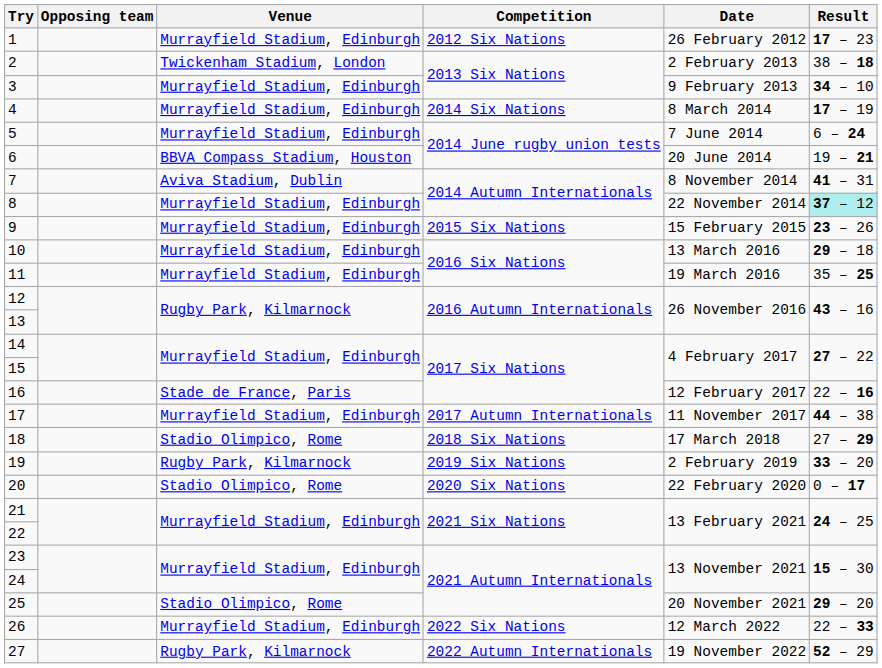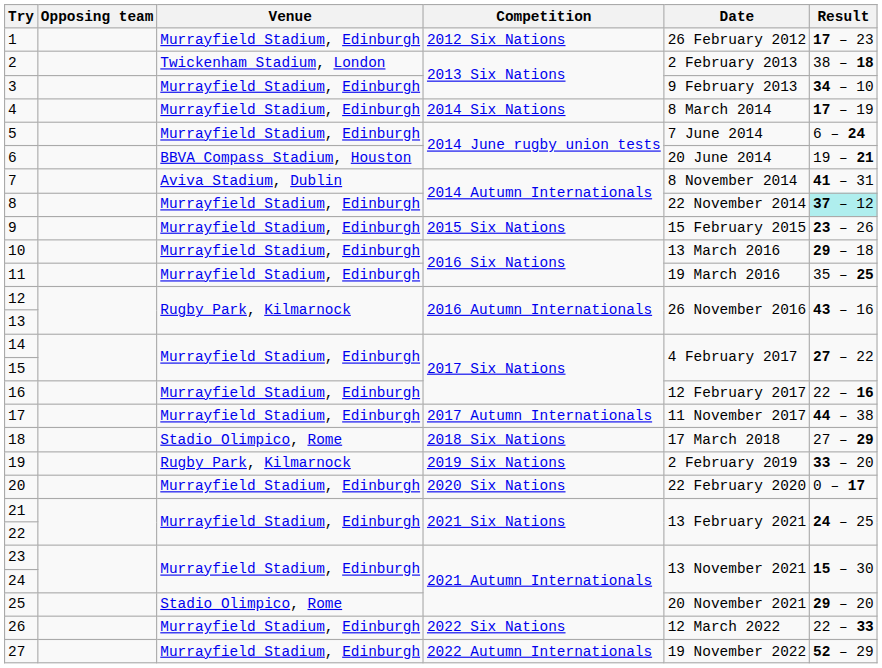(256, 393) Stade de France, Paris -> (290, 393) Murrayfield Stadium, Edinburgh
(251, 487) Stadio Olimpico, Rome -> (290, 487) Murrayfield Stadium, Edinburgh
(256, 651) Rugby Park, Kilmarnock -> (290, 651) Murrayfield Stadium, Edinburgh
